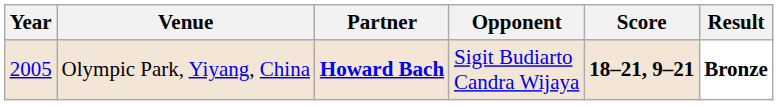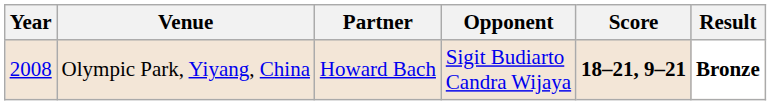(31, 69) 2005 -> (31, 69) 2008
(382, 69) bold -> (378, 69) normal
